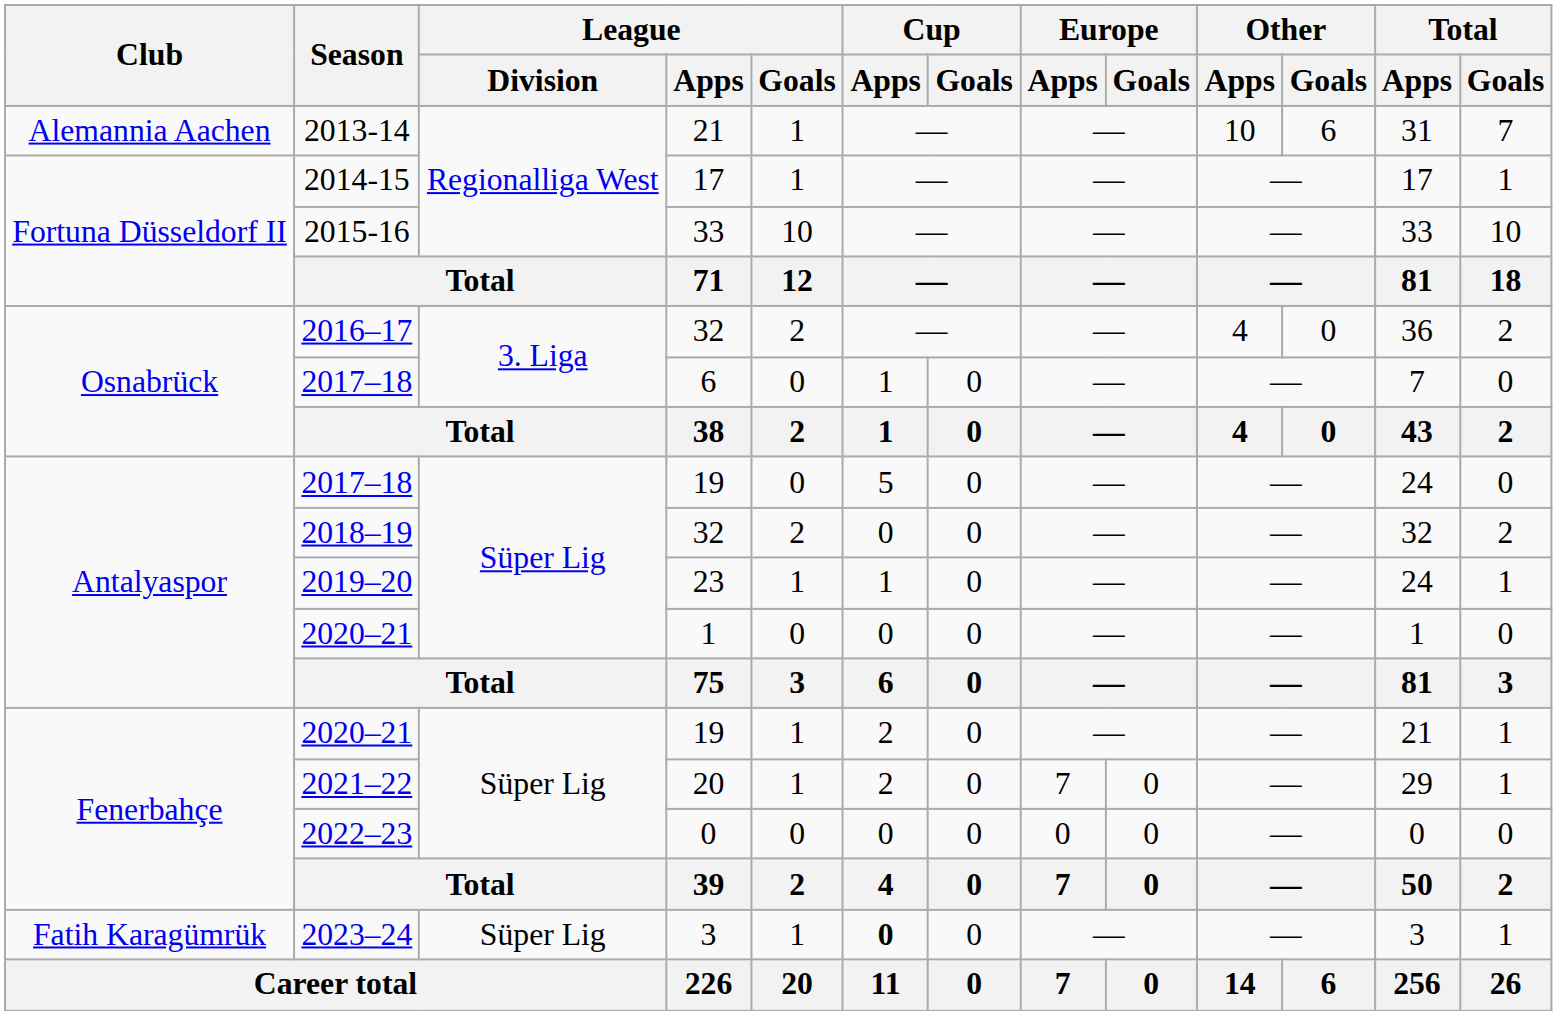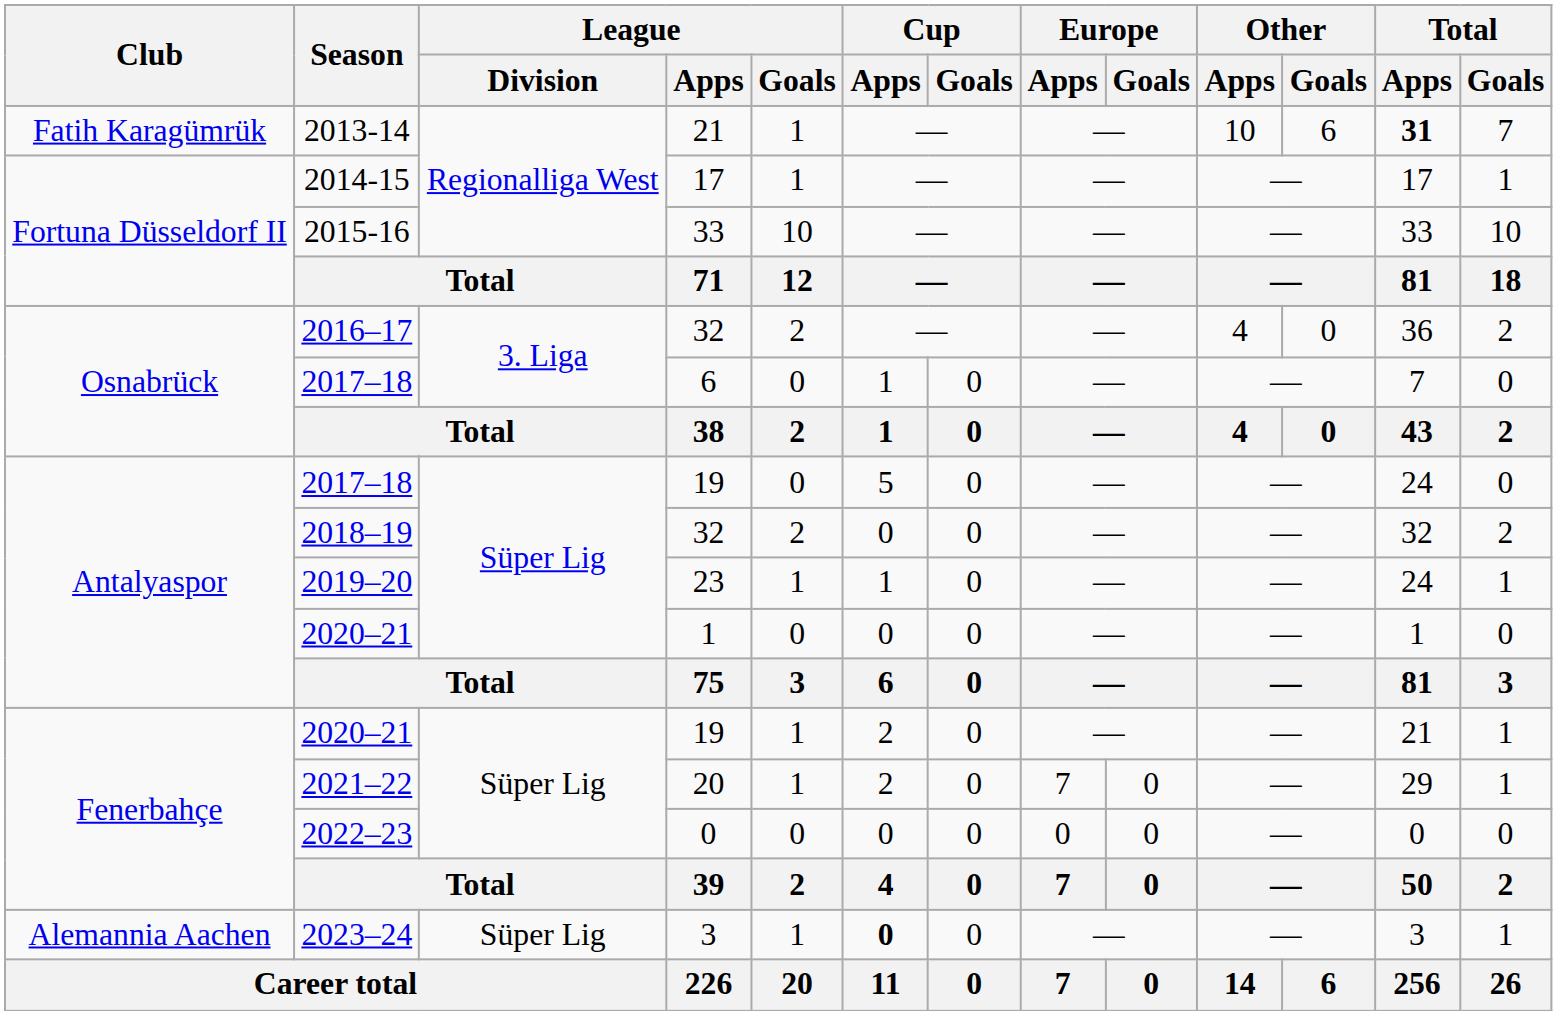(150, 130) Alemannia Aachen -> (150, 130) Fatih Karagümrük
(1417, 130) normal -> (1417, 130) bold
(150, 933) Fatih Karagümrük -> (150, 933) Alemannia Aachen
